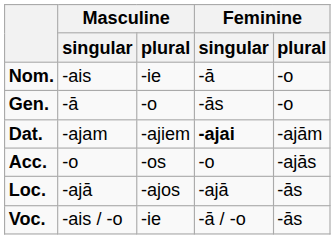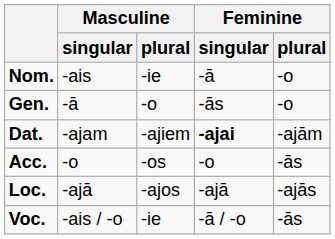(297, 162) -ajās -> (290, 162) -ās
(290, 190) -ās -> (297, 190) -ajās
